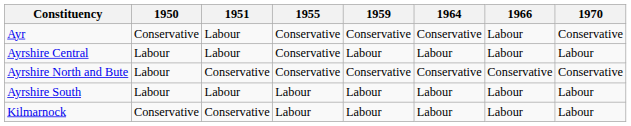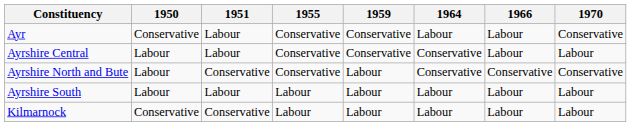(449, 33) Conservative -> (434, 33) Labour
(364, 53) Labour -> (378, 53) Conservative
(434, 53) Labour -> (449, 53) Conservative
(378, 72) Conservative -> (364, 72) Labour
